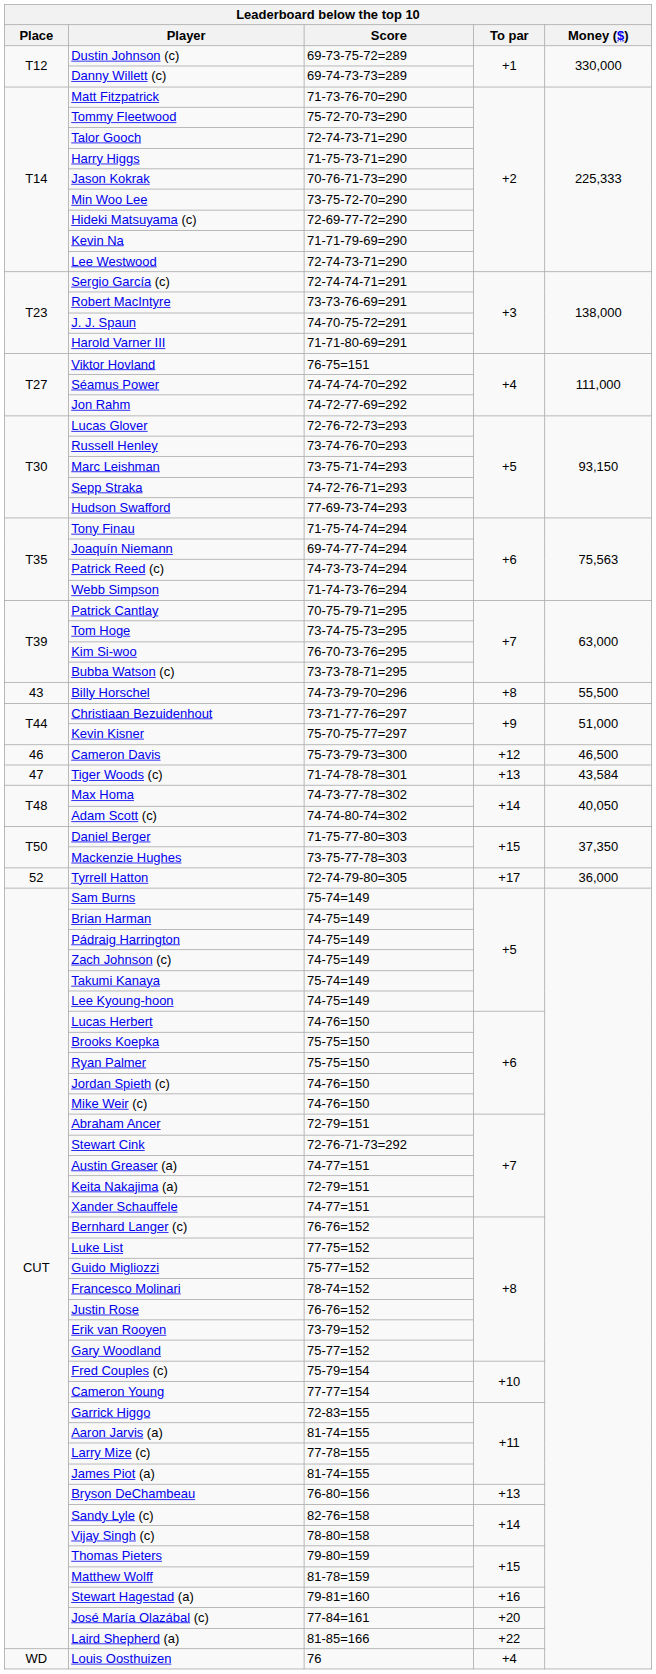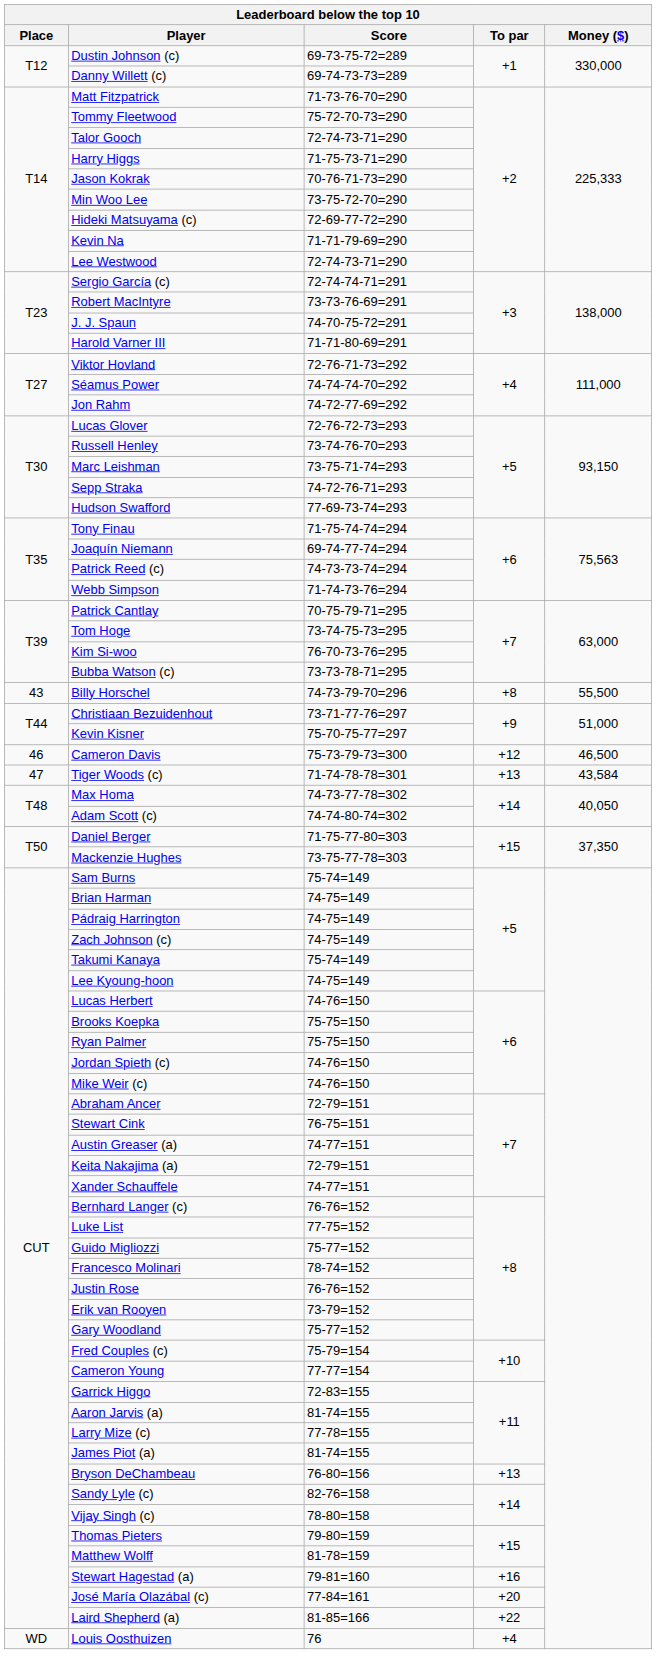(338, 364) 76-75=151 -> (357, 364) 72-76-71-73=292
- row: (110, 878)
(357, 1145) 72-76-71-73=292 -> (338, 1124) 76-75=151
